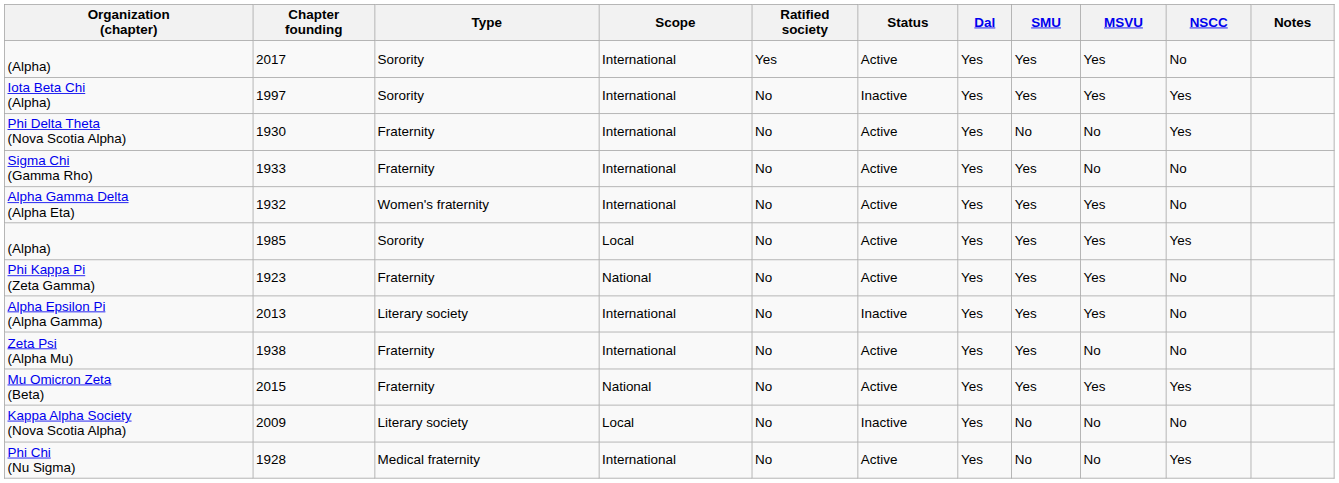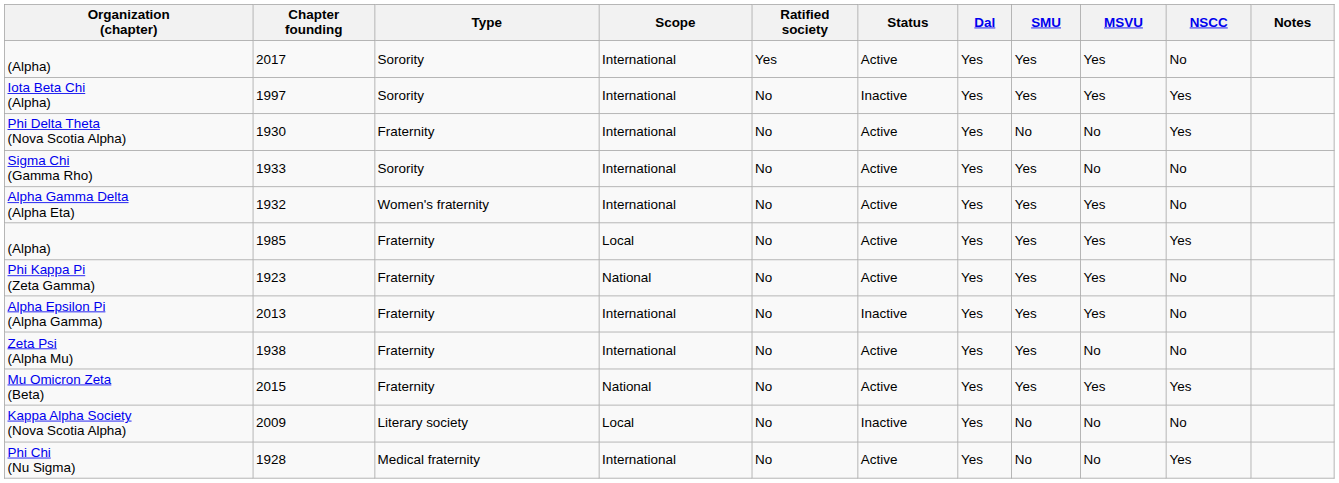(406, 168) Fraternity -> (401, 168) Sorority
(401, 241) Sorority -> (406, 241) Fraternity
(423, 314) Literary society -> (406, 314) Fraternity
